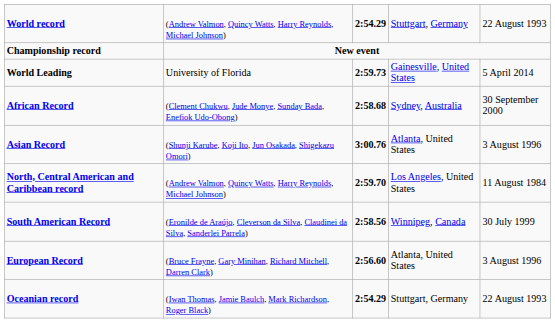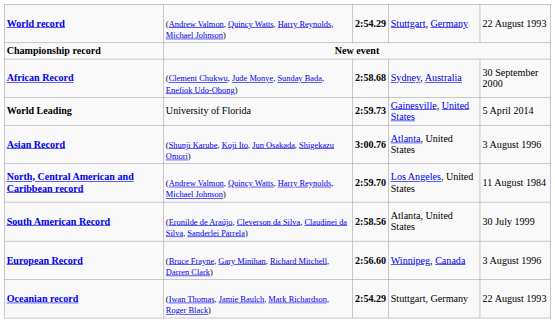rows swapped: (39, 72) <-> (40, 105)
(428, 221) Winnipeg, Canada -> (422, 221) Atlanta, United States
(422, 260) Atlanta, United States -> (428, 260) Winnipeg, Canada
